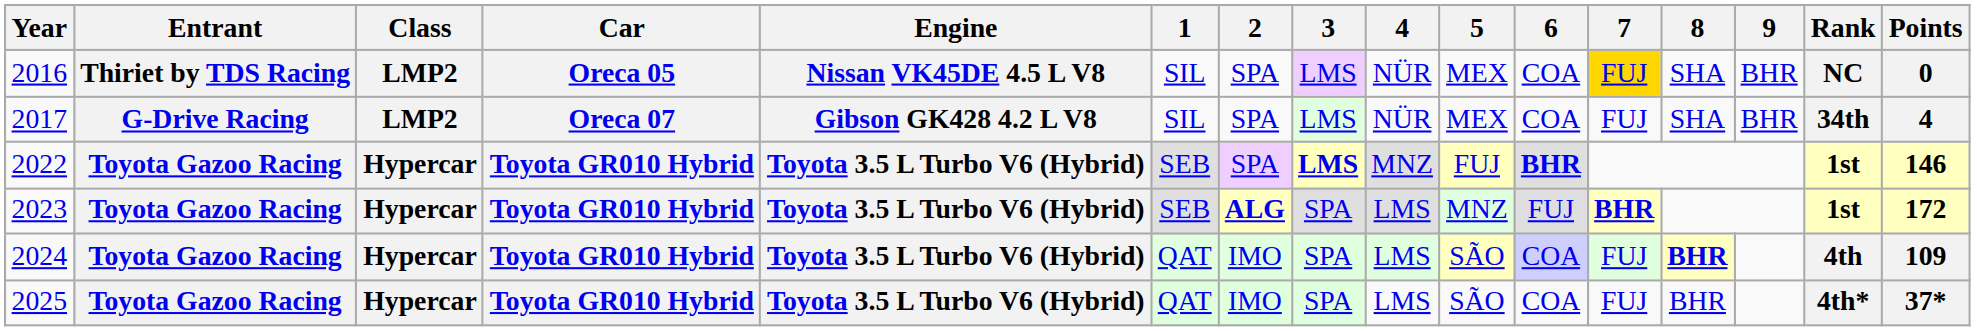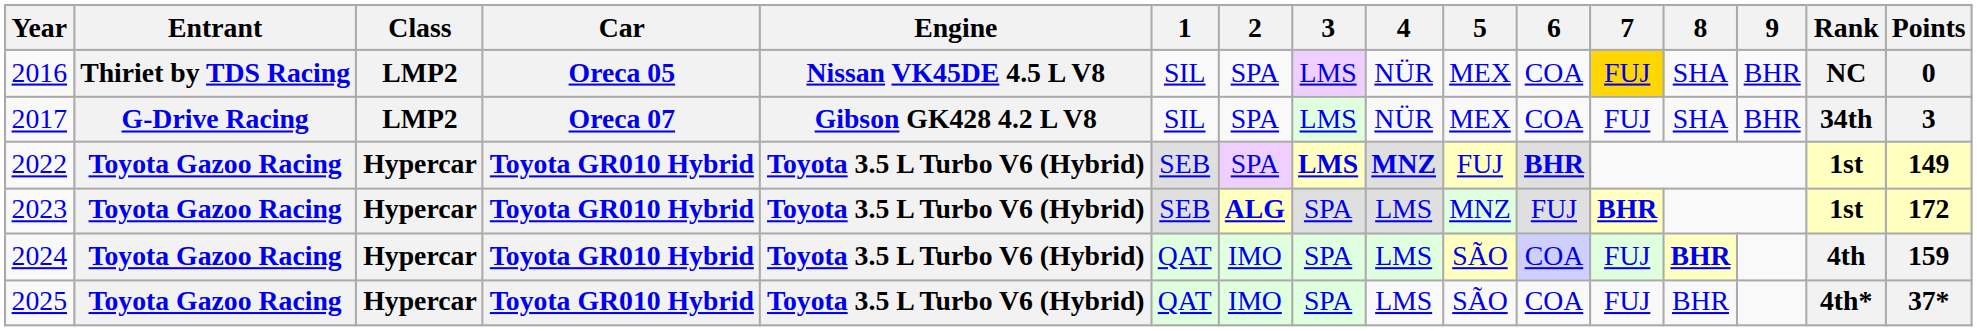(1926, 118) 4 -> (1929, 118) 3
(1402, 164) normal -> (1404, 164) bold
(1926, 164) 146 -> (1929, 164) 149
(1926, 255) 109 -> (1929, 255) 159
